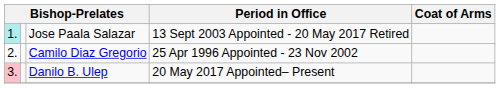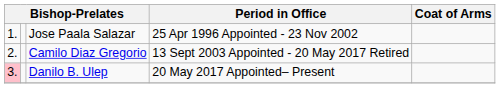(12, 33) paleturquoise background -> (12, 33) no background
(281, 33) 13 Sept 2003 Appointed - 20 May 2017 Retired -> (255, 33) 25 Apr 1996 Appointed - 23 Nov 2002
(255, 53) 25 Apr 1996 Appointed - 23 Nov 2002 -> (281, 53) 13 Sept 2003 Appointed - 20 May 2017 Retired
